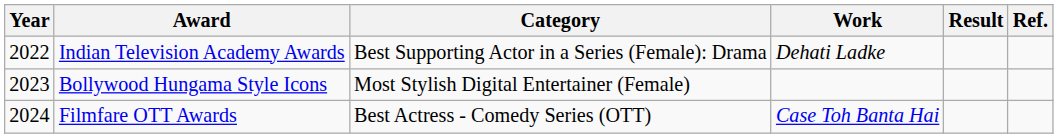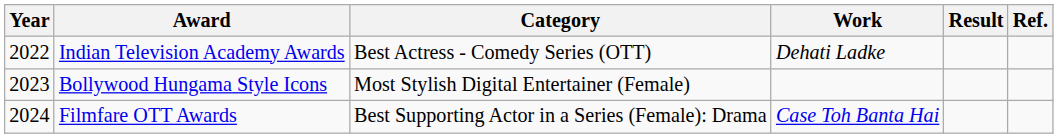(560, 52) Best Supporting Actor in a Series (Female): Drama -> (503, 52) Best Actress - Comedy Series (OTT)
(503, 116) Best Actress - Comedy Series (OTT) -> (560, 116) Best Supporting Actor in a Series (Female): Drama
